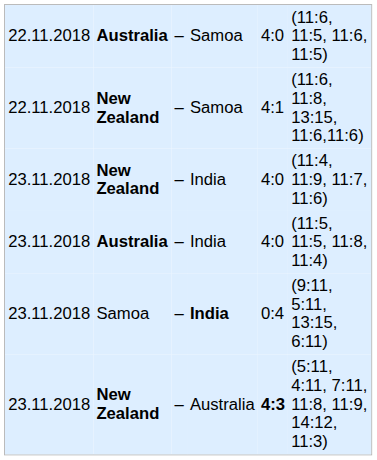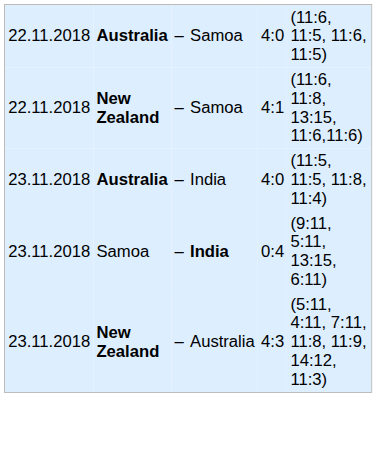- row: (128, 179)
(273, 404) bold -> (273, 341) normal
